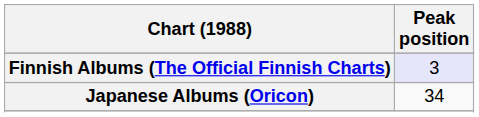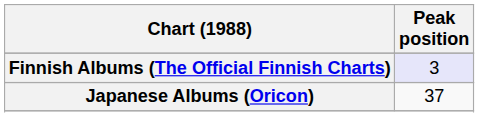(434, 96) 34 -> (434, 96) 37
